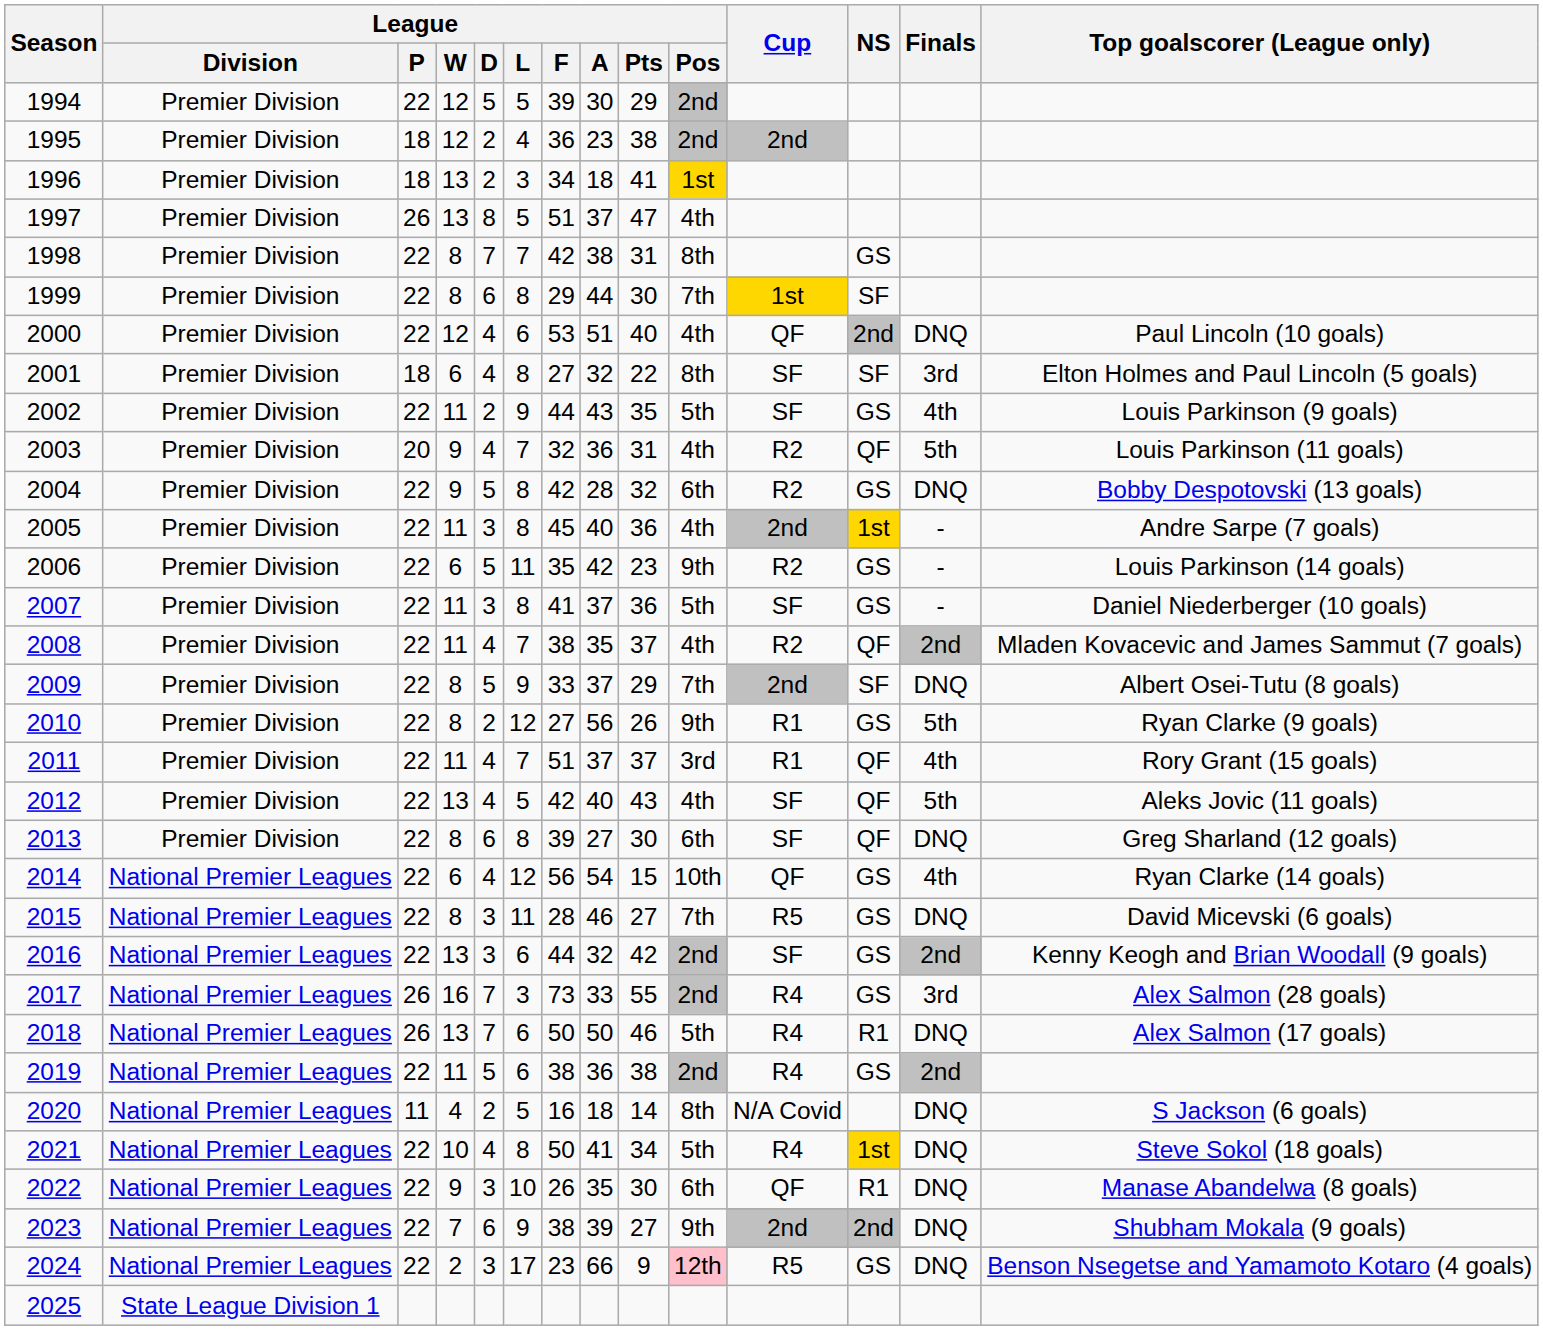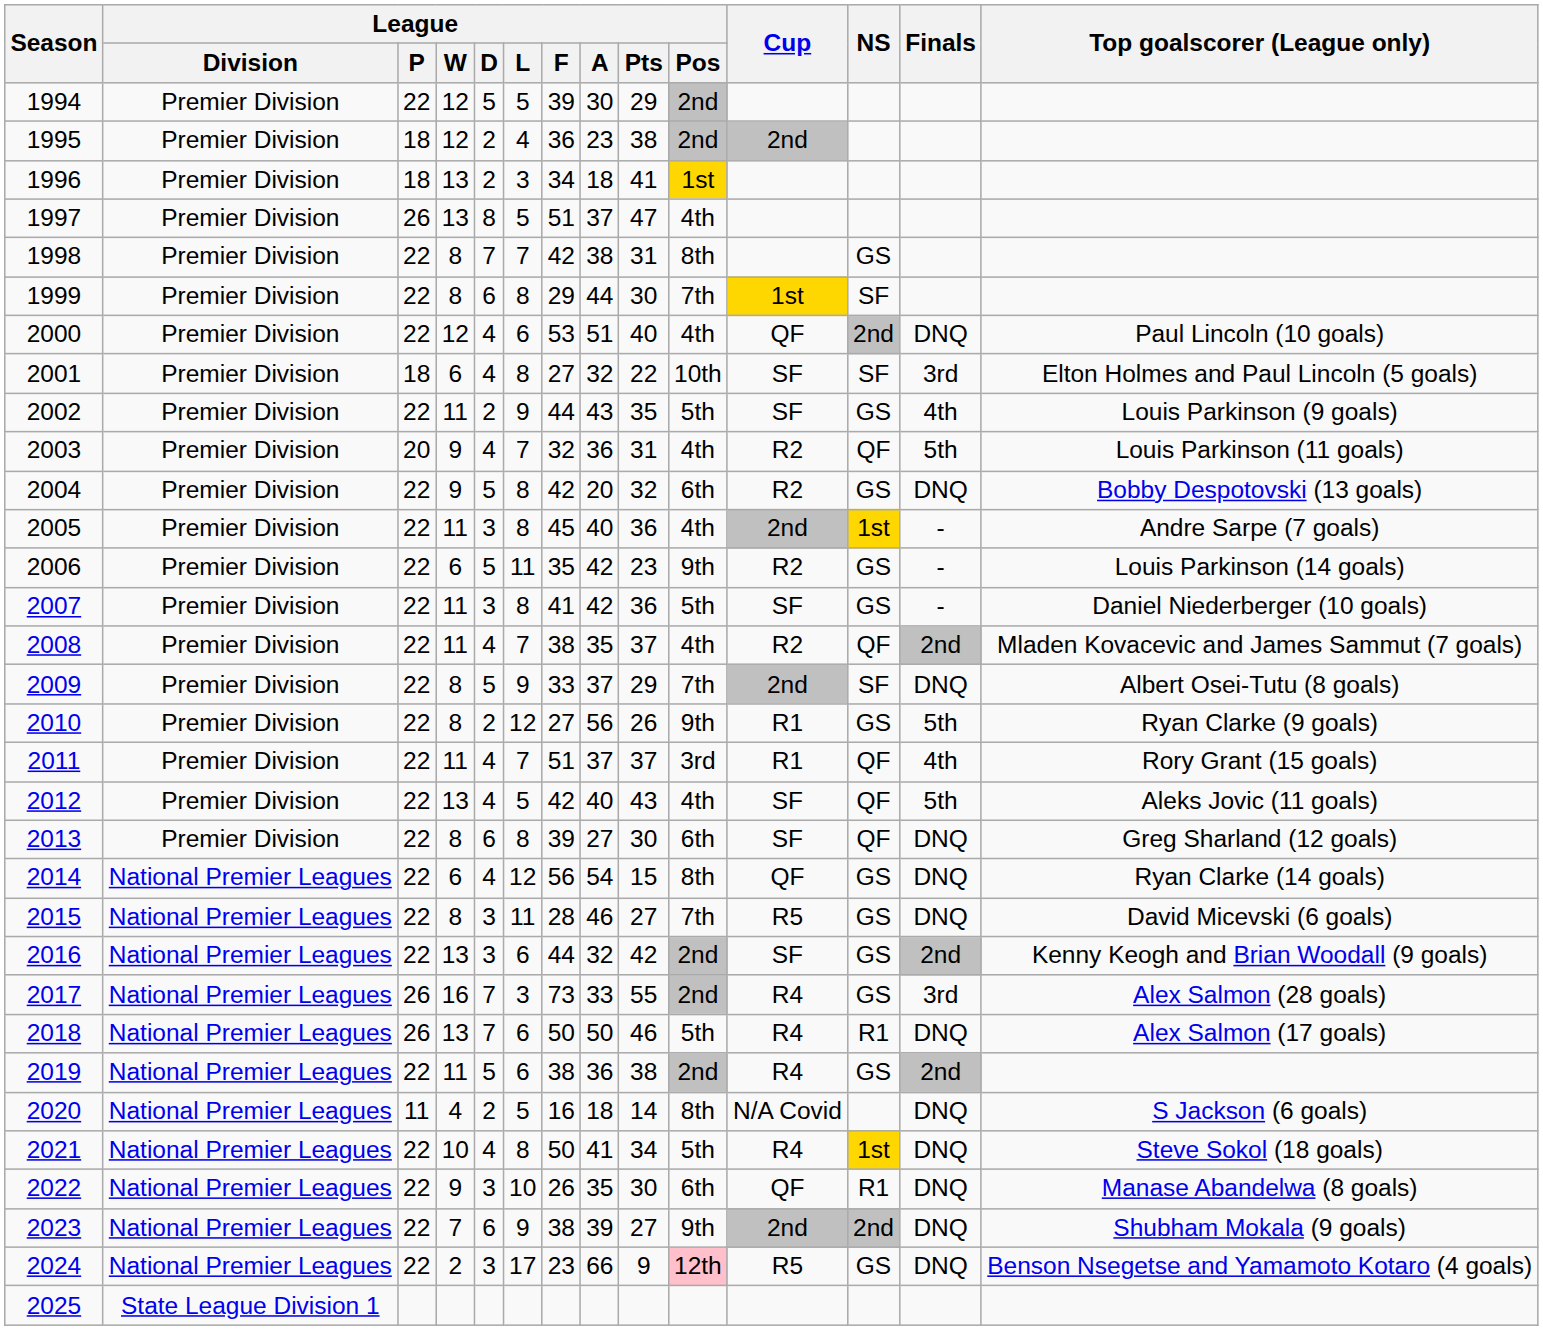(698, 373) 8th -> (698, 373) 10th
(600, 489) 28 -> (600, 489) 20
(600, 606) 37 -> (600, 606) 42
(698, 878) 10th -> (698, 878) 8th
(941, 878) 4th -> (941, 878) DNQ
